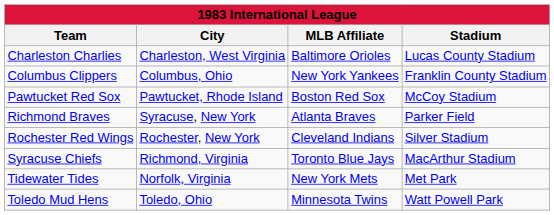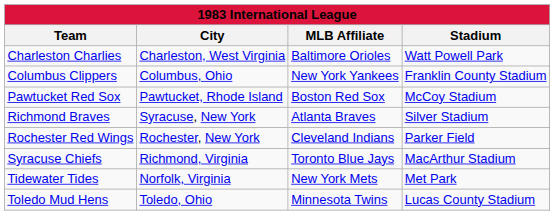(470, 55) Lucas County Stadium -> (454, 55) Watt Powell Park
(440, 117) Parker Field -> (446, 117) Silver Stadium
(446, 138) Silver Stadium -> (440, 138) Parker Field
(454, 199) Watt Powell Park -> (470, 199) Lucas County Stadium
